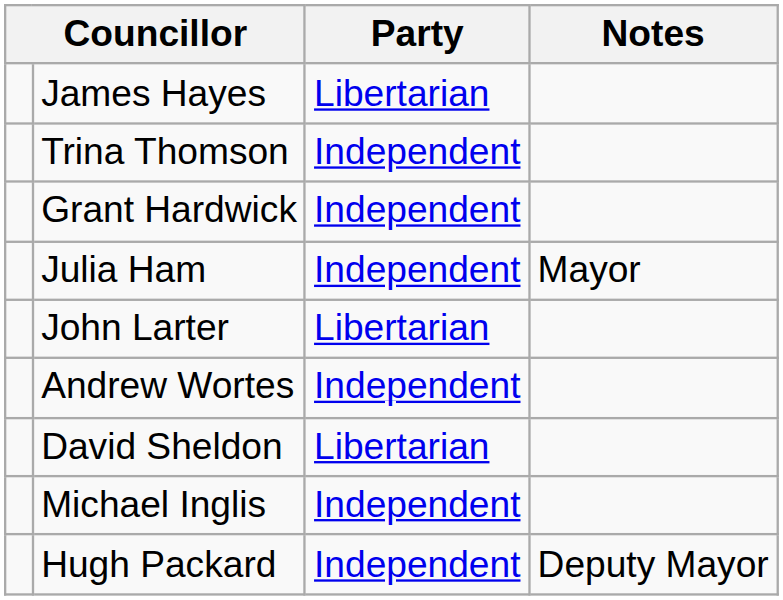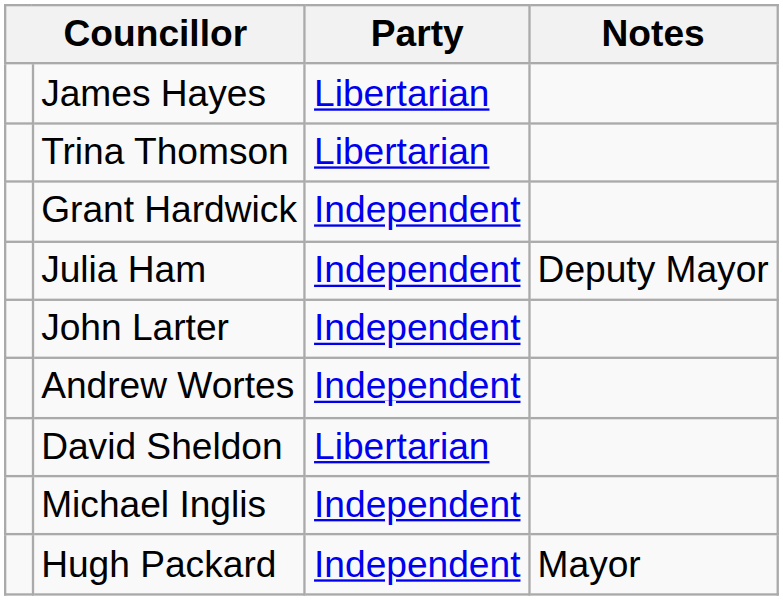(417, 151) Independent -> (402, 151) Libertarian
(589, 269) Mayor -> (653, 269) Deputy Mayor
(402, 328) Libertarian -> (417, 328) Independent
(653, 563) Deputy Mayor -> (589, 563) Mayor
